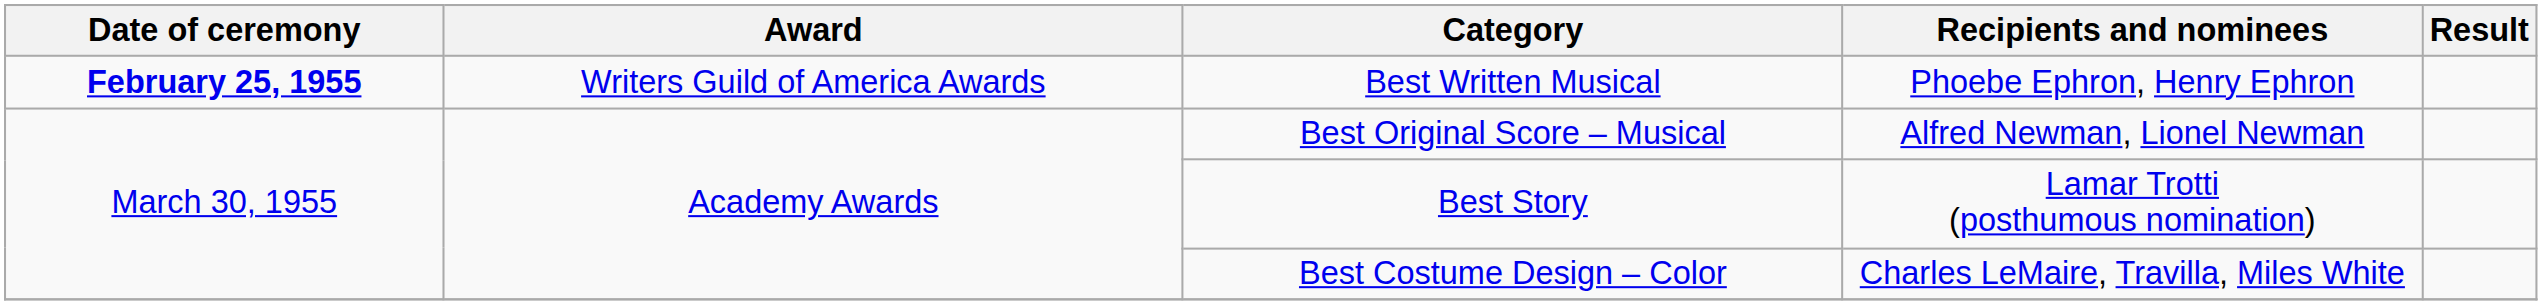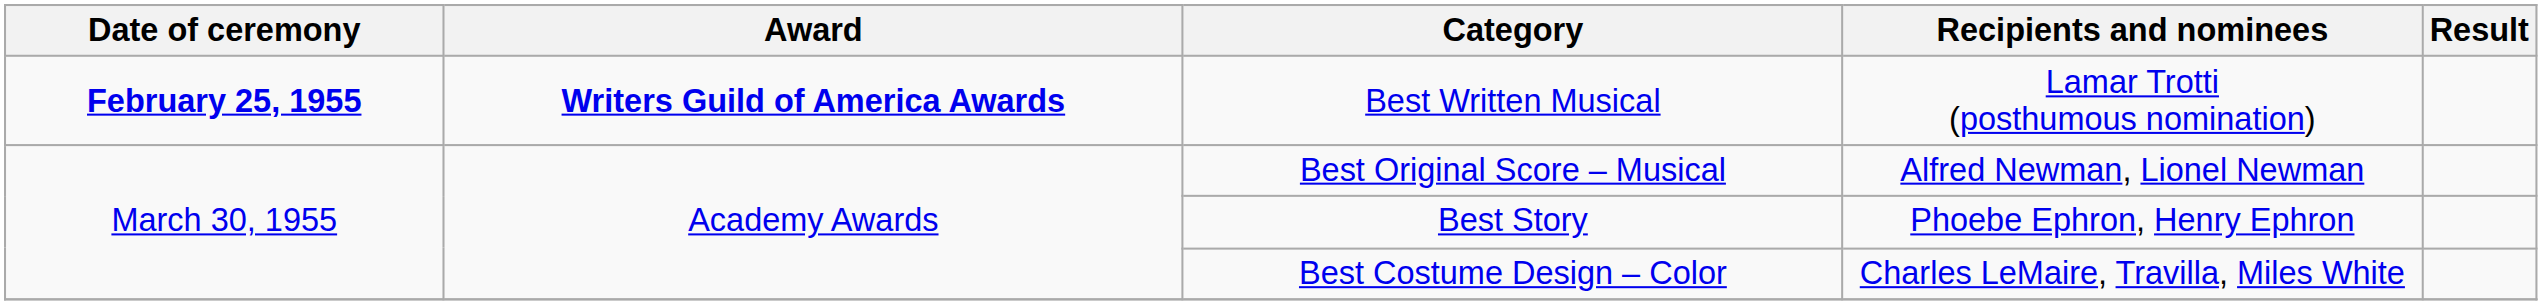(813, 81) normal -> (813, 100) bold
(2132, 81) Phoebe Ephron, Henry Ephron -> (2132, 100) Lamar Trotti (posthumous nomination)
(2132, 203) Lamar Trotti (posthumous nomination) -> (2132, 221) Phoebe Ephron, Henry Ephron
